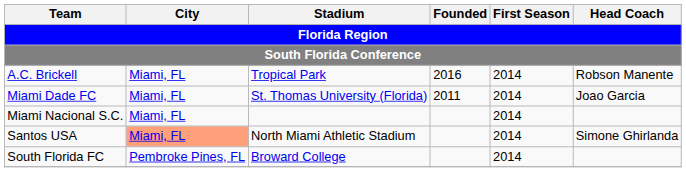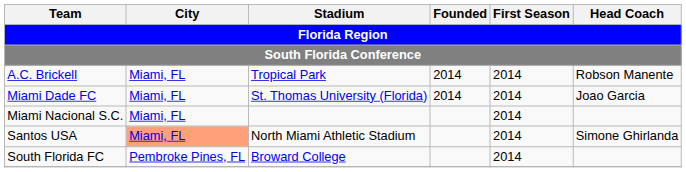(447, 75) 2016 -> (447, 75) 2014
(447, 95) 2011 -> (447, 95) 2014
